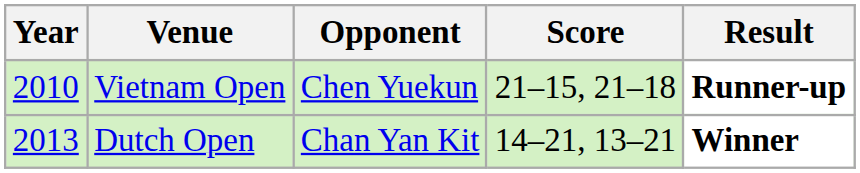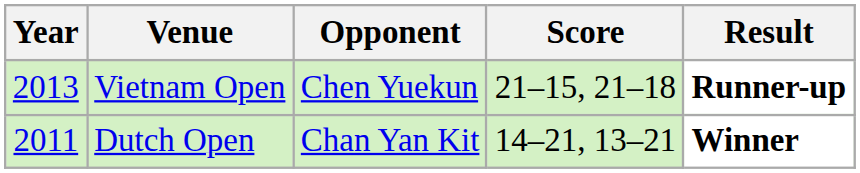(46, 86) 2010 -> (46, 86) 2013
(46, 140) 2013 -> (46, 140) 2011
